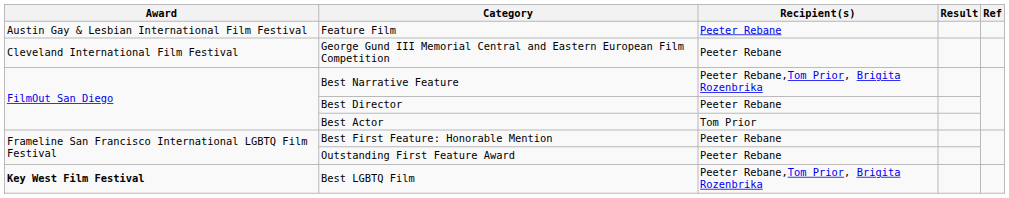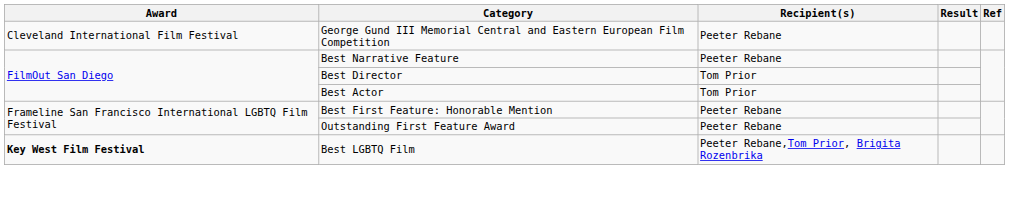- row: (358, 30)
(800, 82) Peeter Rebane,Tom Prior, Brigita Rozenbrika -> (741, 59) Peeter Rebane
(741, 105) Peeter Rebane -> (728, 76) Tom Prior
